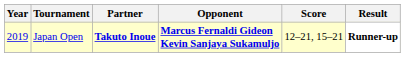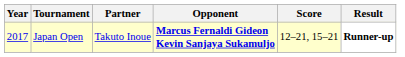(18, 37) 2019 -> (18, 37) 2017
(125, 37) bold -> (123, 37) normal
